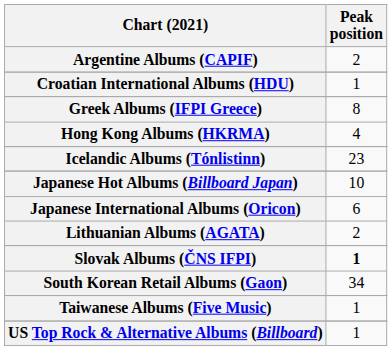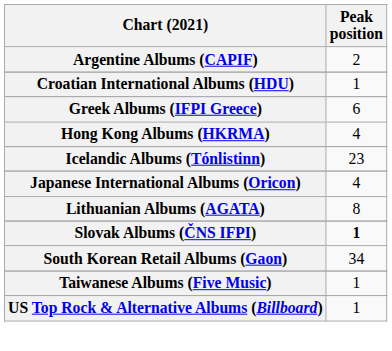(356, 109) 8 -> (356, 109) 6
- row: (165, 183)
(356, 208) 6 -> (356, 183) 4
(356, 233) 2 -> (356, 208) 8
